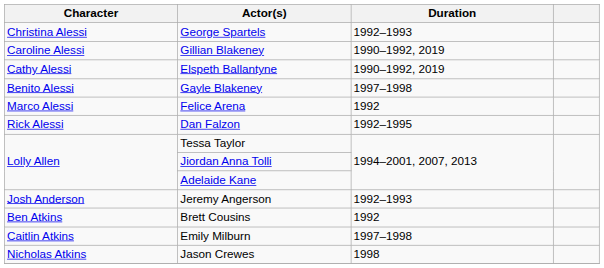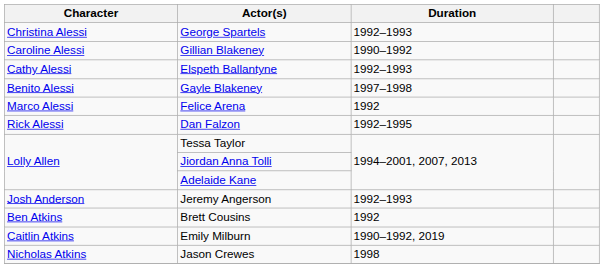(399, 50) 1990–1992, 2019 -> (383, 50) 1990–1992
(399, 69) 1990–1992, 2019 -> (383, 69) 1992–1993
(383, 236) 1997–1998 -> (399, 236) 1990–1992, 2019
